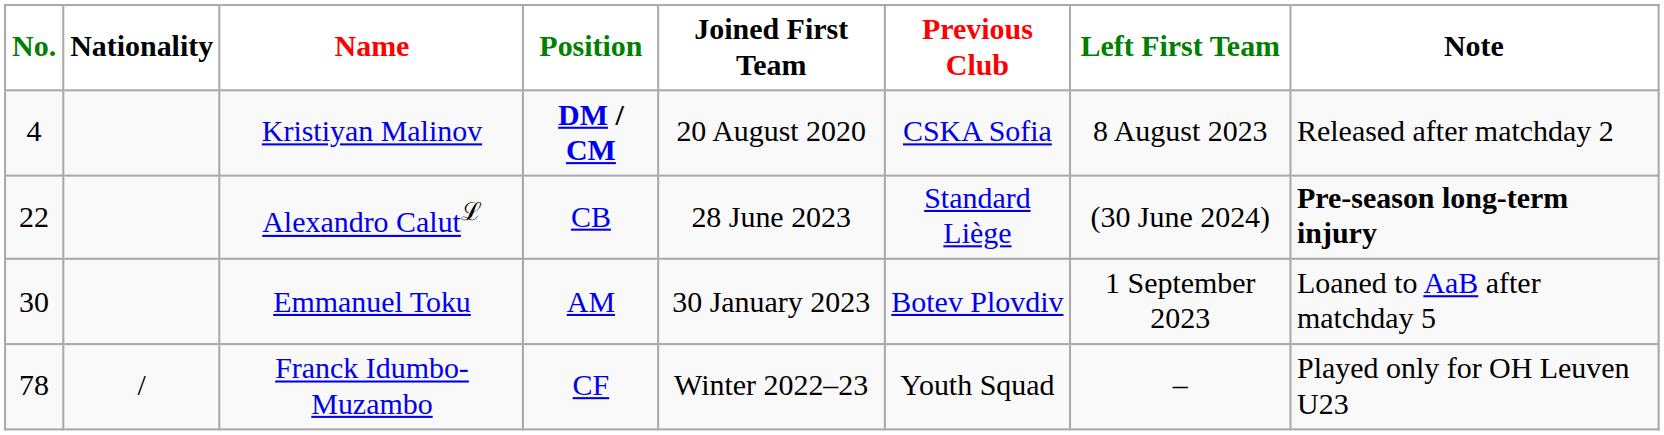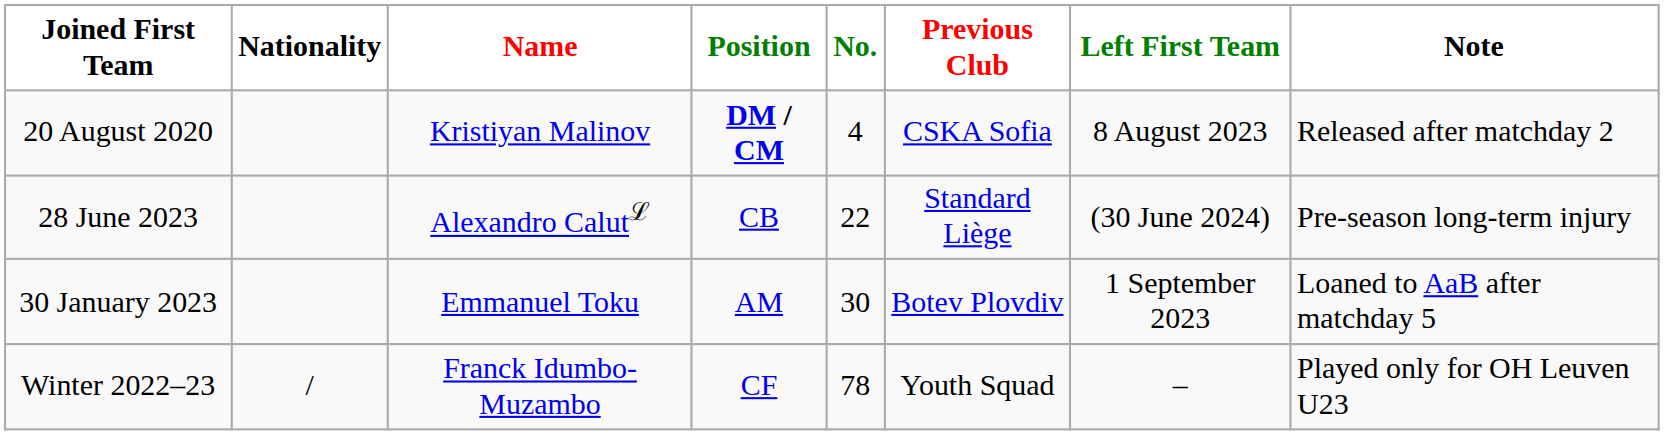columns swapped: (34, 47) <-> (771, 47)
(1433, 216) bold -> (1464, 216) normal
